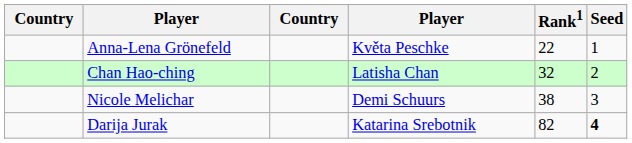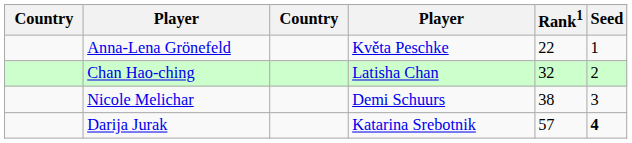(546, 125) 82 -> (546, 125) 57
